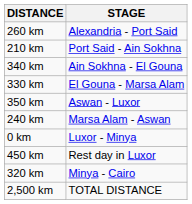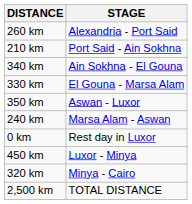(102, 137) Luxor - Minya -> (112, 137) Rest day in Luxor
(112, 155) Rest day in Luxor -> (102, 155) Luxor - Minya
